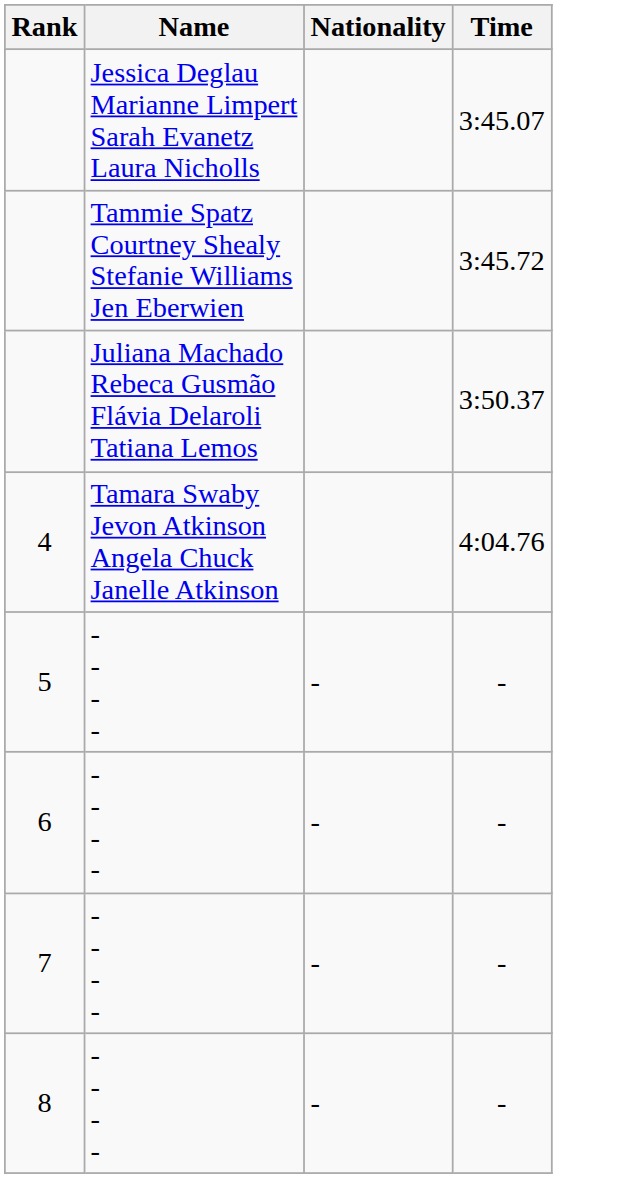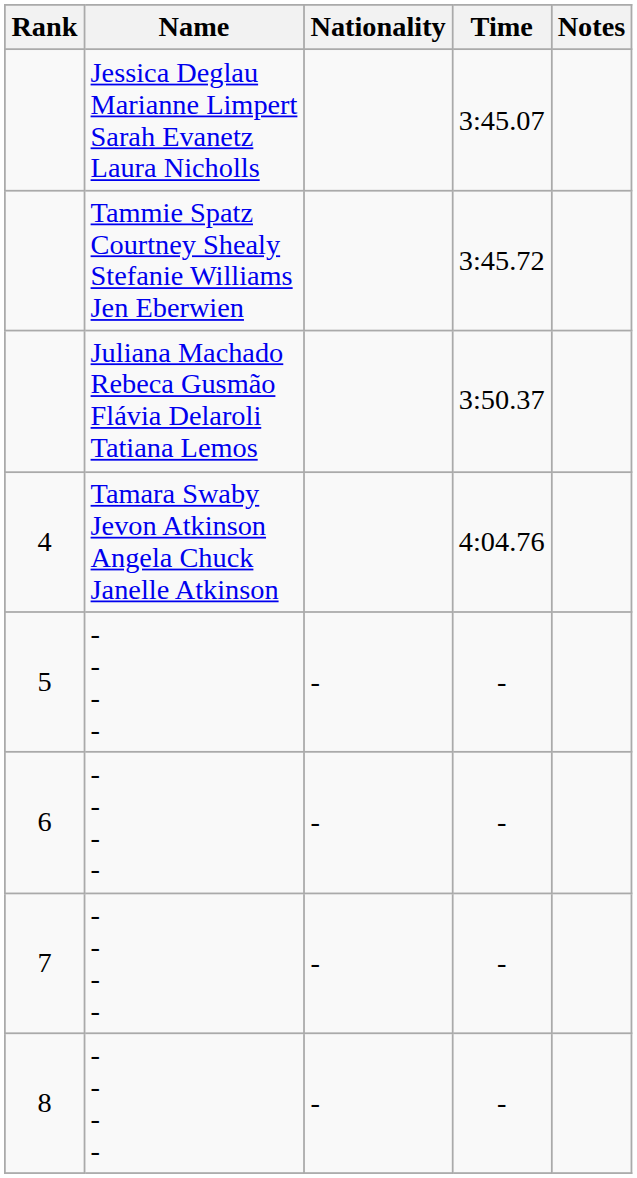+ column: (591, 26)
